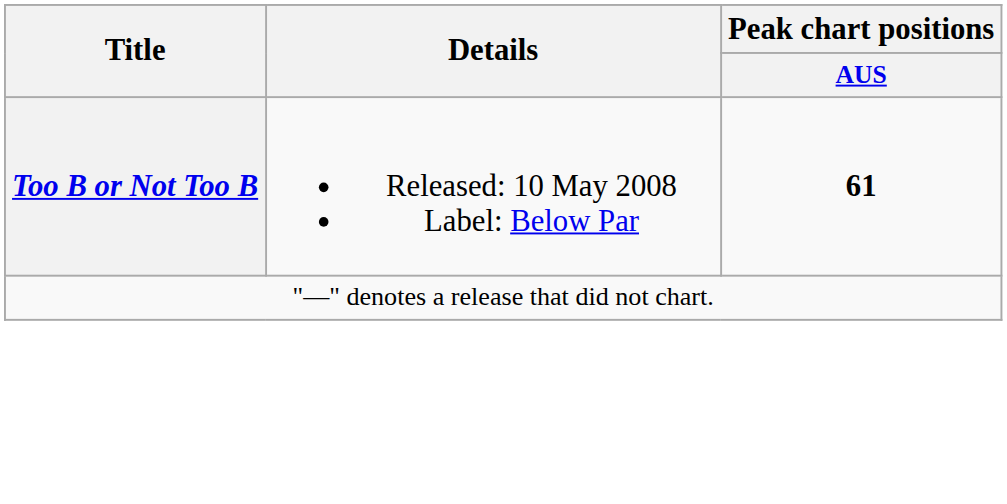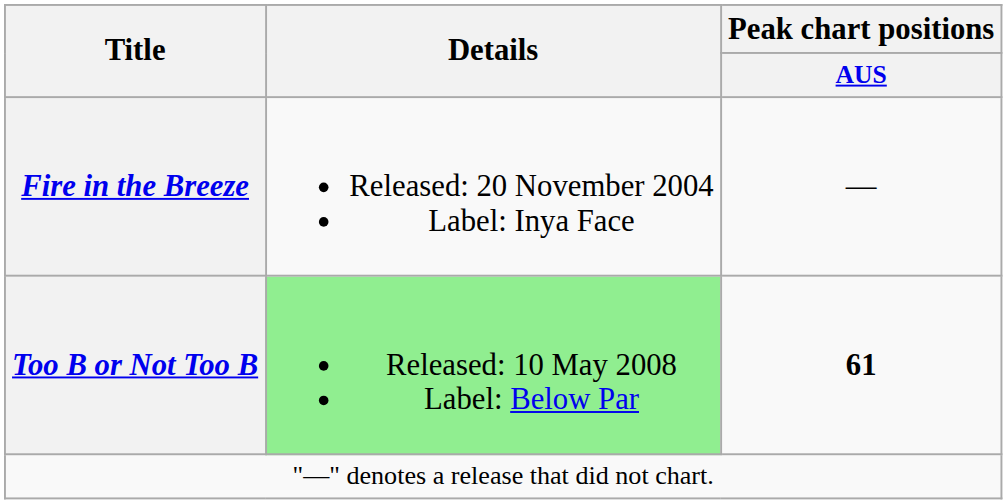+ row: (135, 185)
(493, 203) no background -> (493, 383) lightgreen background
